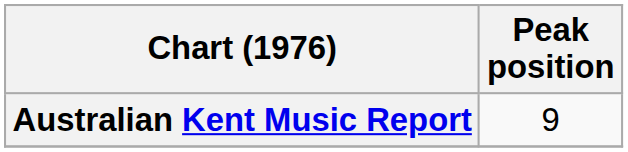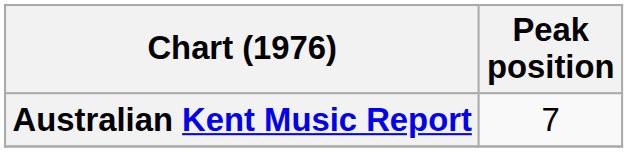(551, 119) 9 -> (551, 119) 7
